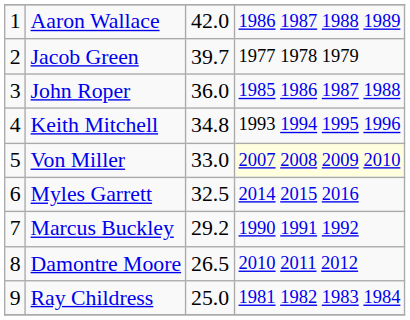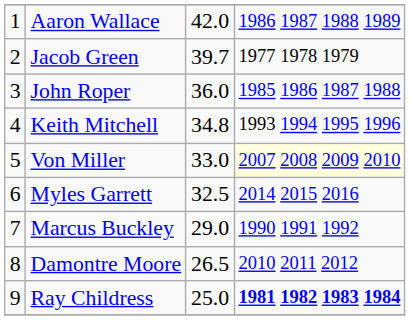(210, 228) 29.2 -> (210, 228) 29.0
(319, 297) normal -> (319, 297) bold
